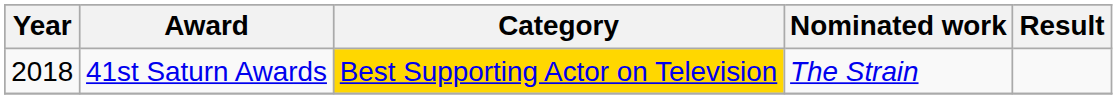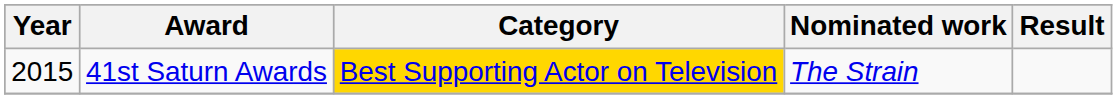(42, 70) 2018 -> (42, 70) 2015
